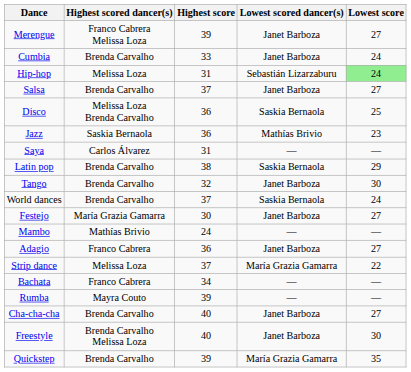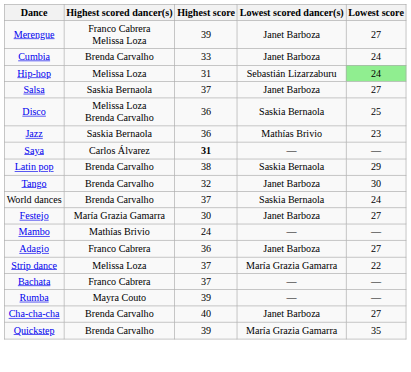(119, 89) Brenda Carvalho -> (119, 89) Saskia Bernaola
(206, 150) normal -> (206, 150) bold
(206, 281) 34 -> (206, 281) 37
- row: (34, 336)
